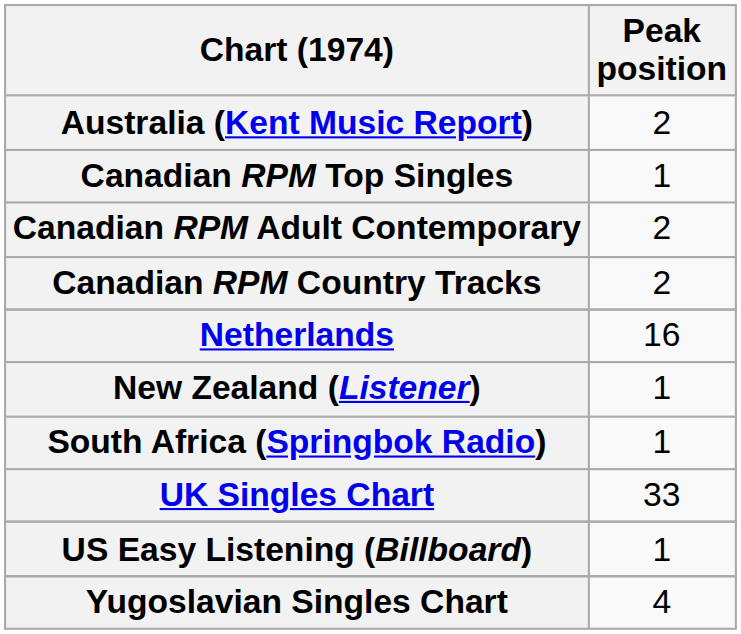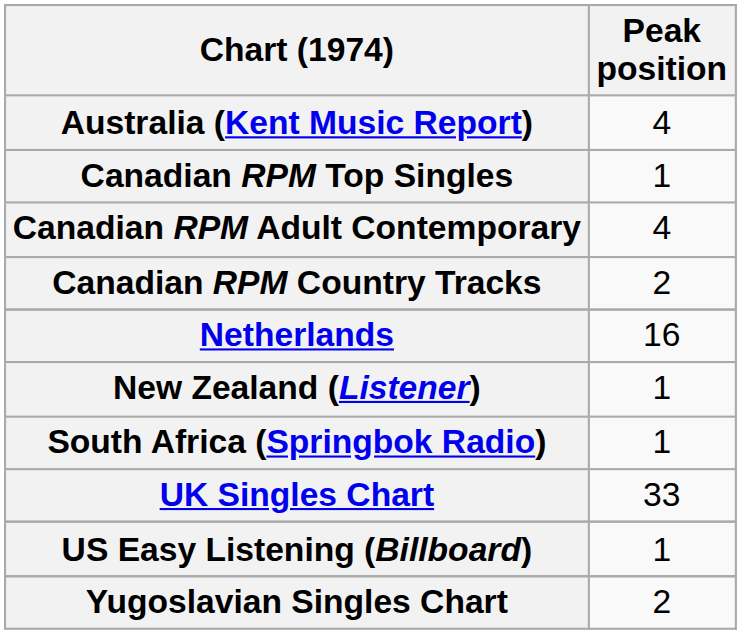(662, 122) 2 -> (662, 122) 4
(662, 228) 2 -> (662, 228) 4
(662, 601) 4 -> (662, 601) 2
